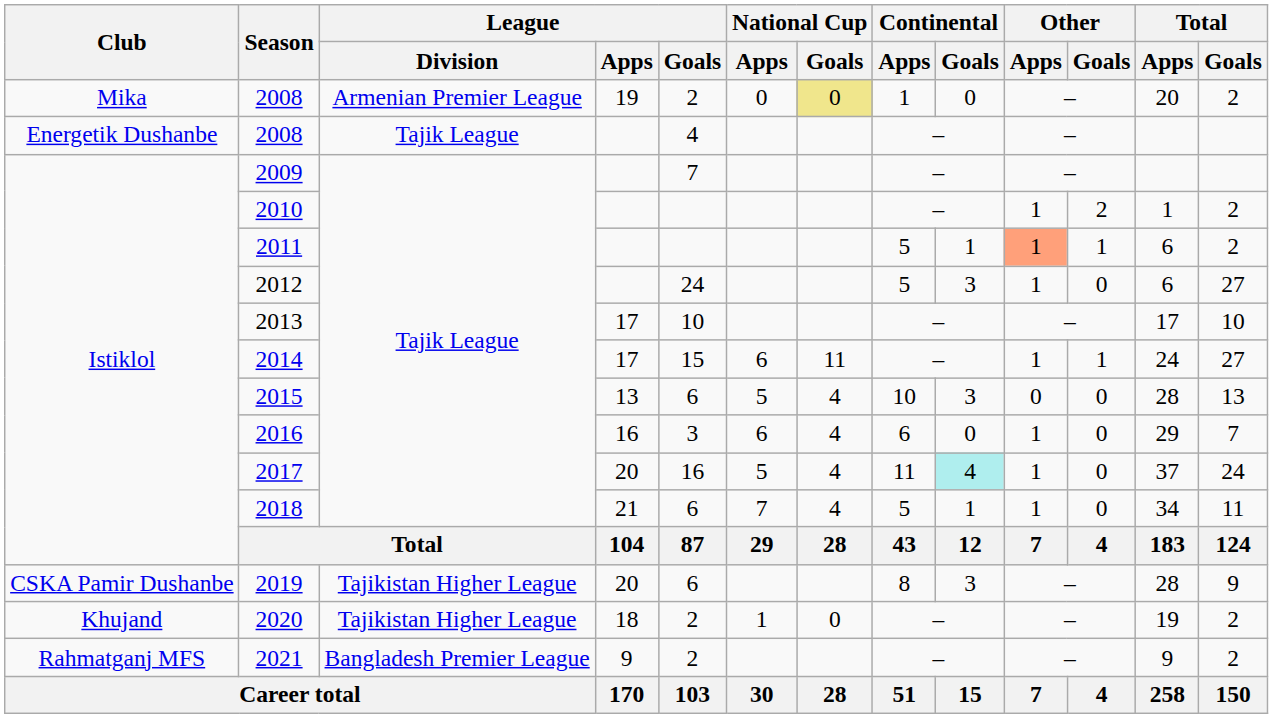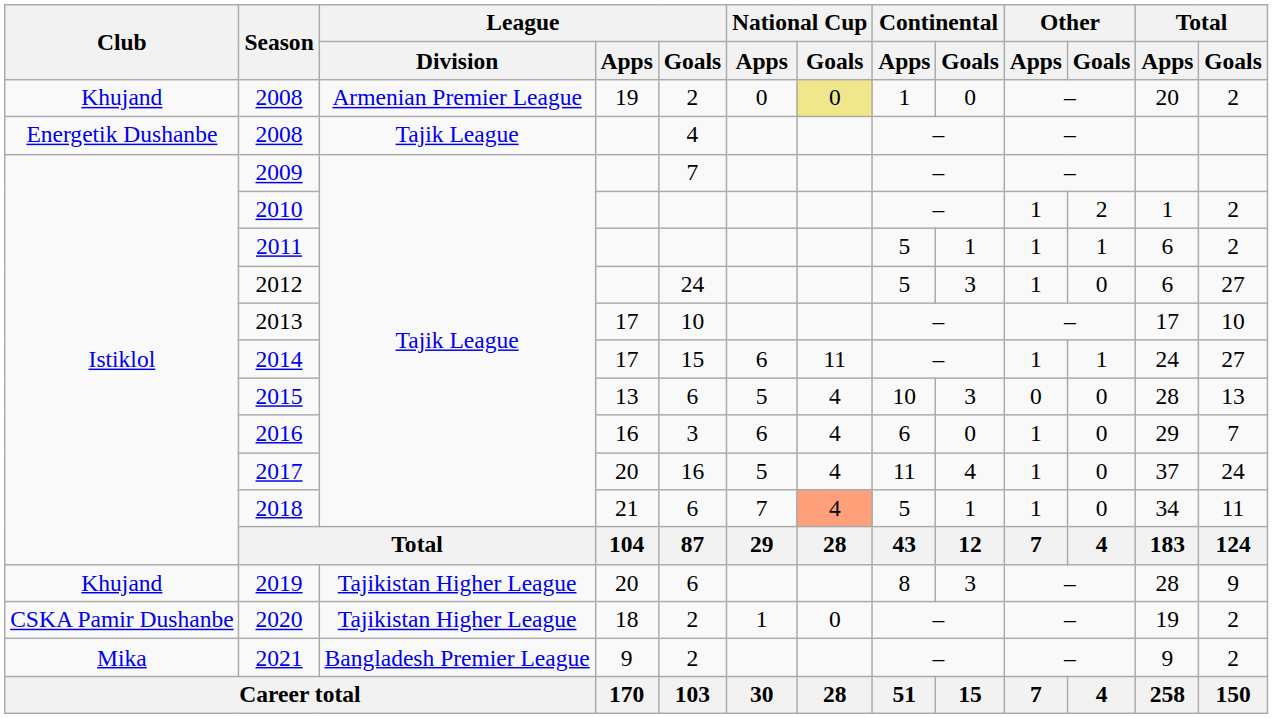(122, 97) Mika -> (122, 97) Khujand
(1036, 246) lightsalmon background -> (1036, 246) no background
(970, 470) paleturquoise background -> (970, 470) no background
(835, 508) no background -> (835, 508) lightsalmon background
(122, 582) CSKA Pamir Dushanbe -> (122, 582) Khujand
(122, 619) Khujand -> (122, 619) CSKA Pamir Dushanbe
(122, 657) Rahmatganj MFS -> (122, 657) Mika
